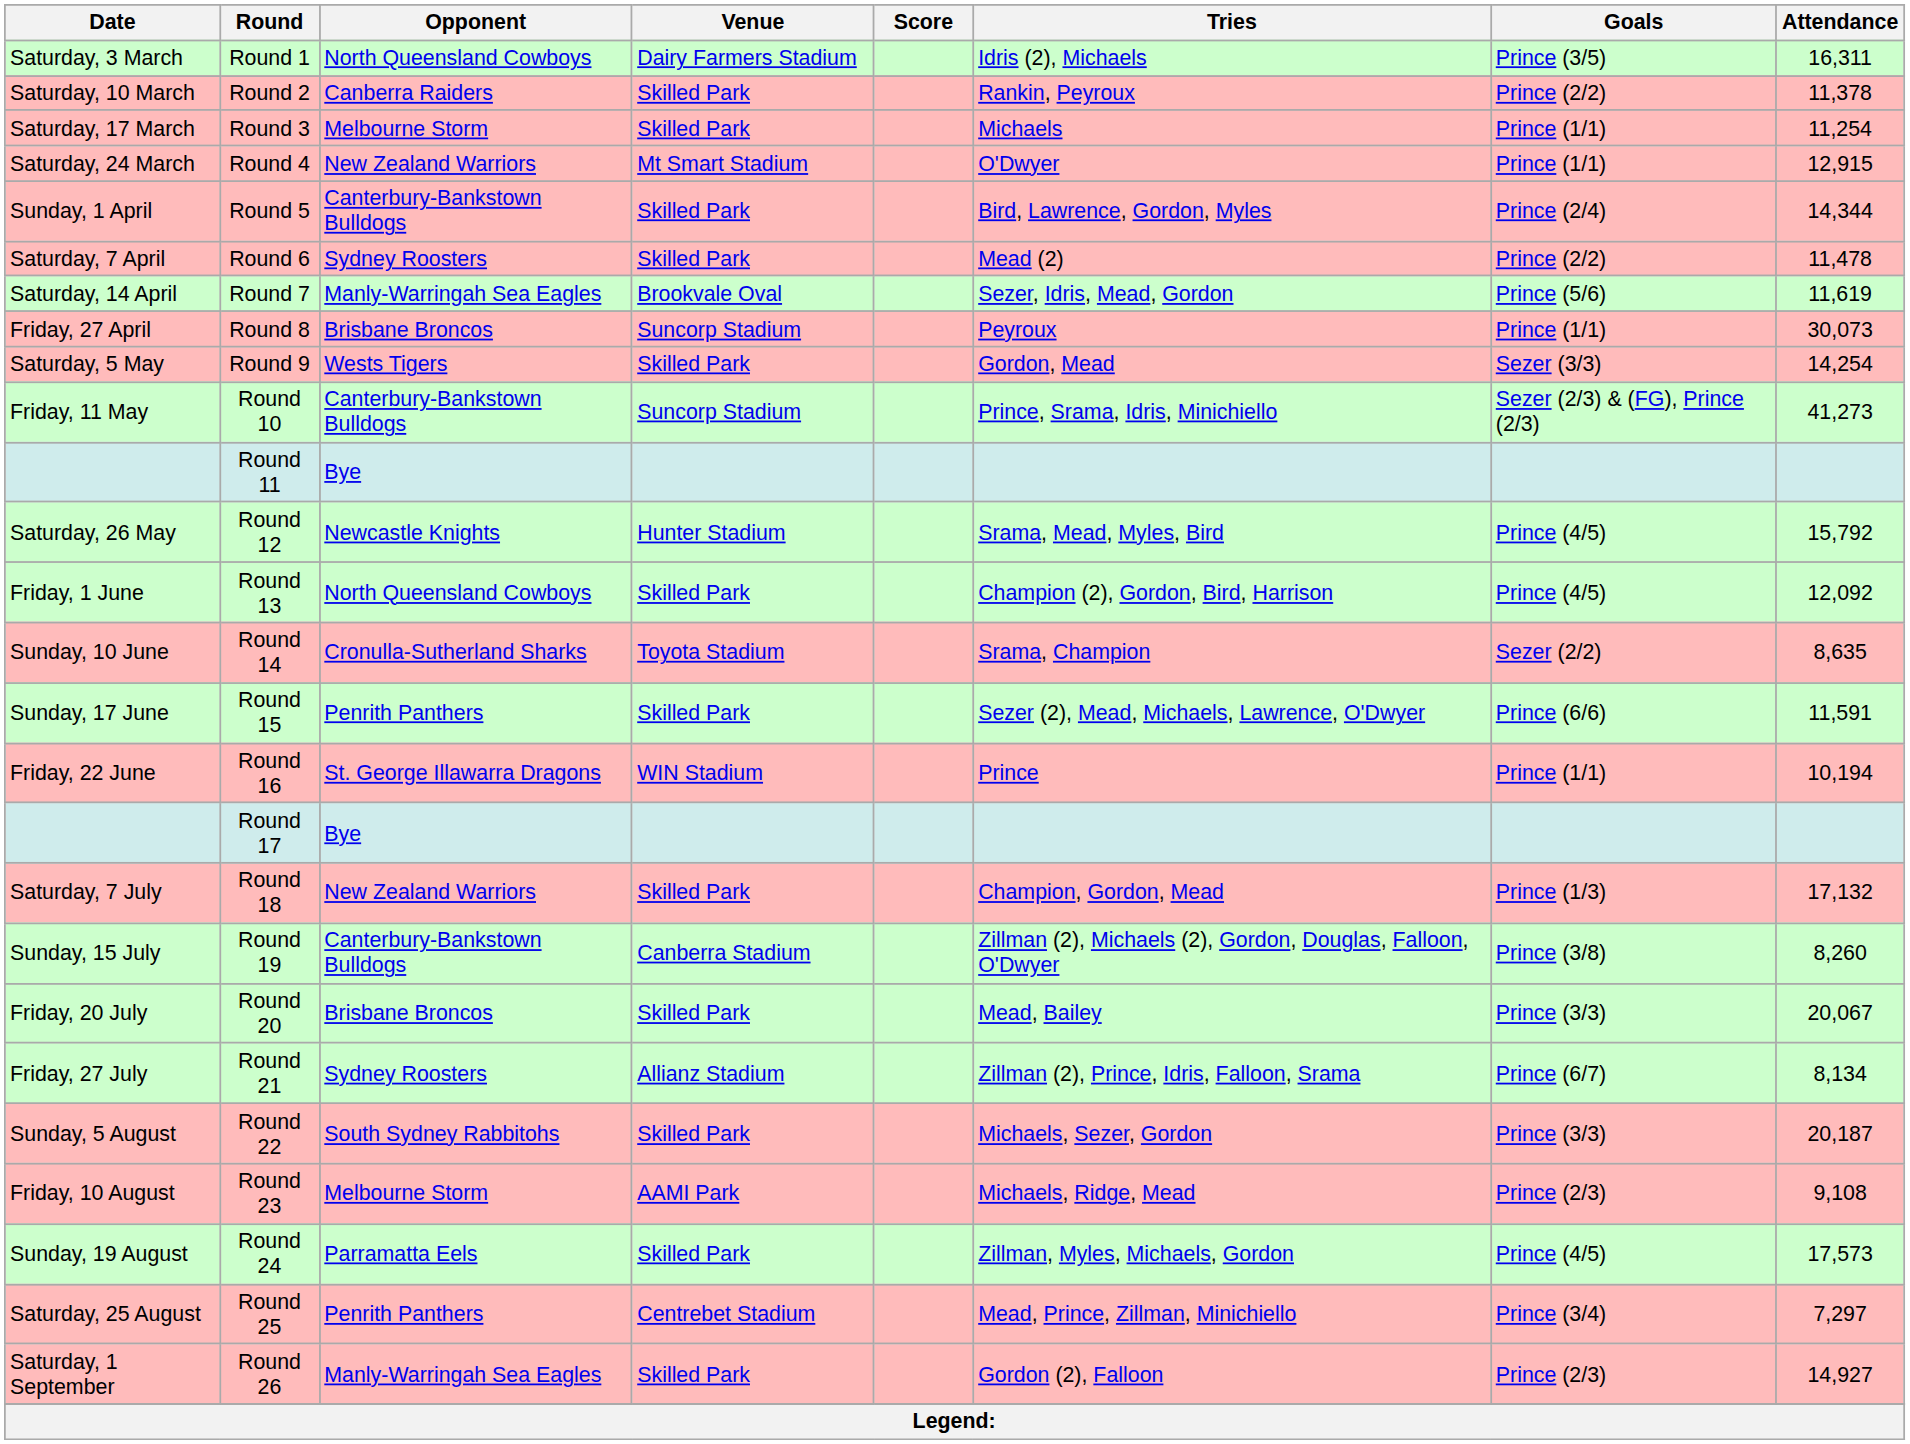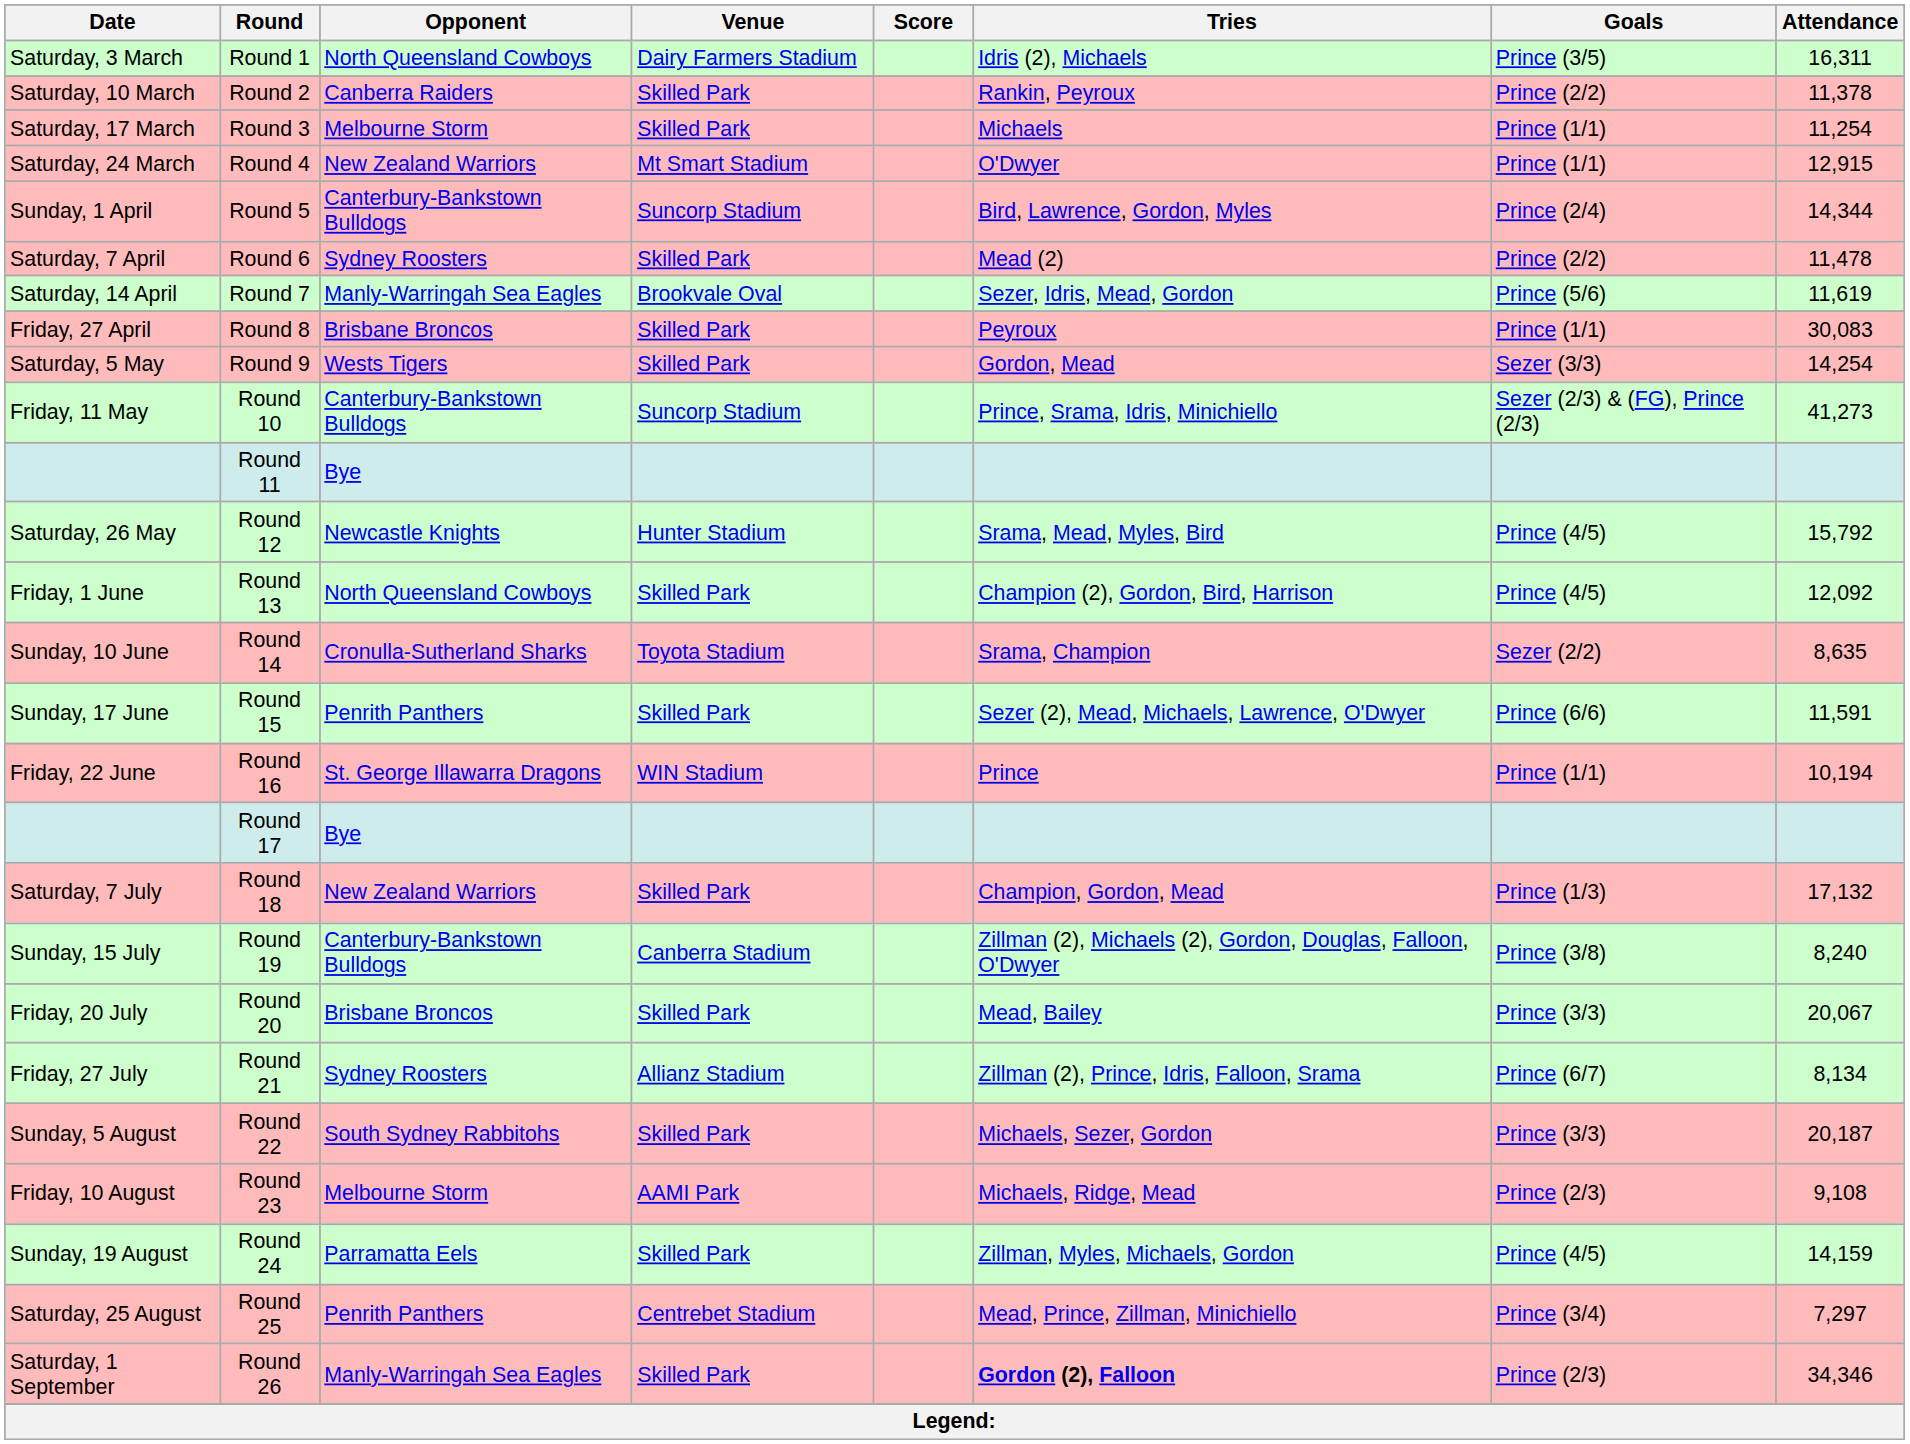(694, 211) Skilled Park -> (719, 211) Suncorp Stadium
(719, 329) Suncorp Stadium -> (694, 329) Skilled Park
(1840, 329) 30,073 -> (1840, 329) 30,083
(1840, 953) 8,260 -> (1840, 953) 8,240
(1840, 1254) 17,573 -> (1840, 1254) 14,159
(1071, 1374) normal -> (1077, 1374) bold
(1840, 1374) 14,927 -> (1840, 1374) 34,346
